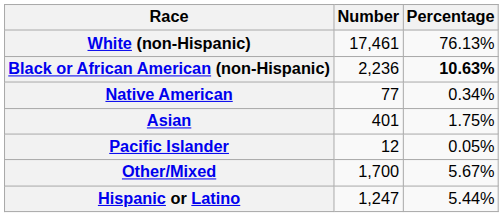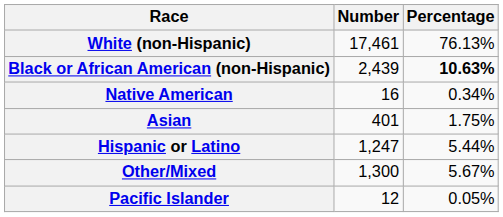(379, 69) 2,236 -> (379, 69) 2,439
(390, 95) 77 -> (390, 95) 16
rows swapped: (169, 146) <-> (169, 198)
(379, 172) 1,700 -> (379, 172) 1,300
